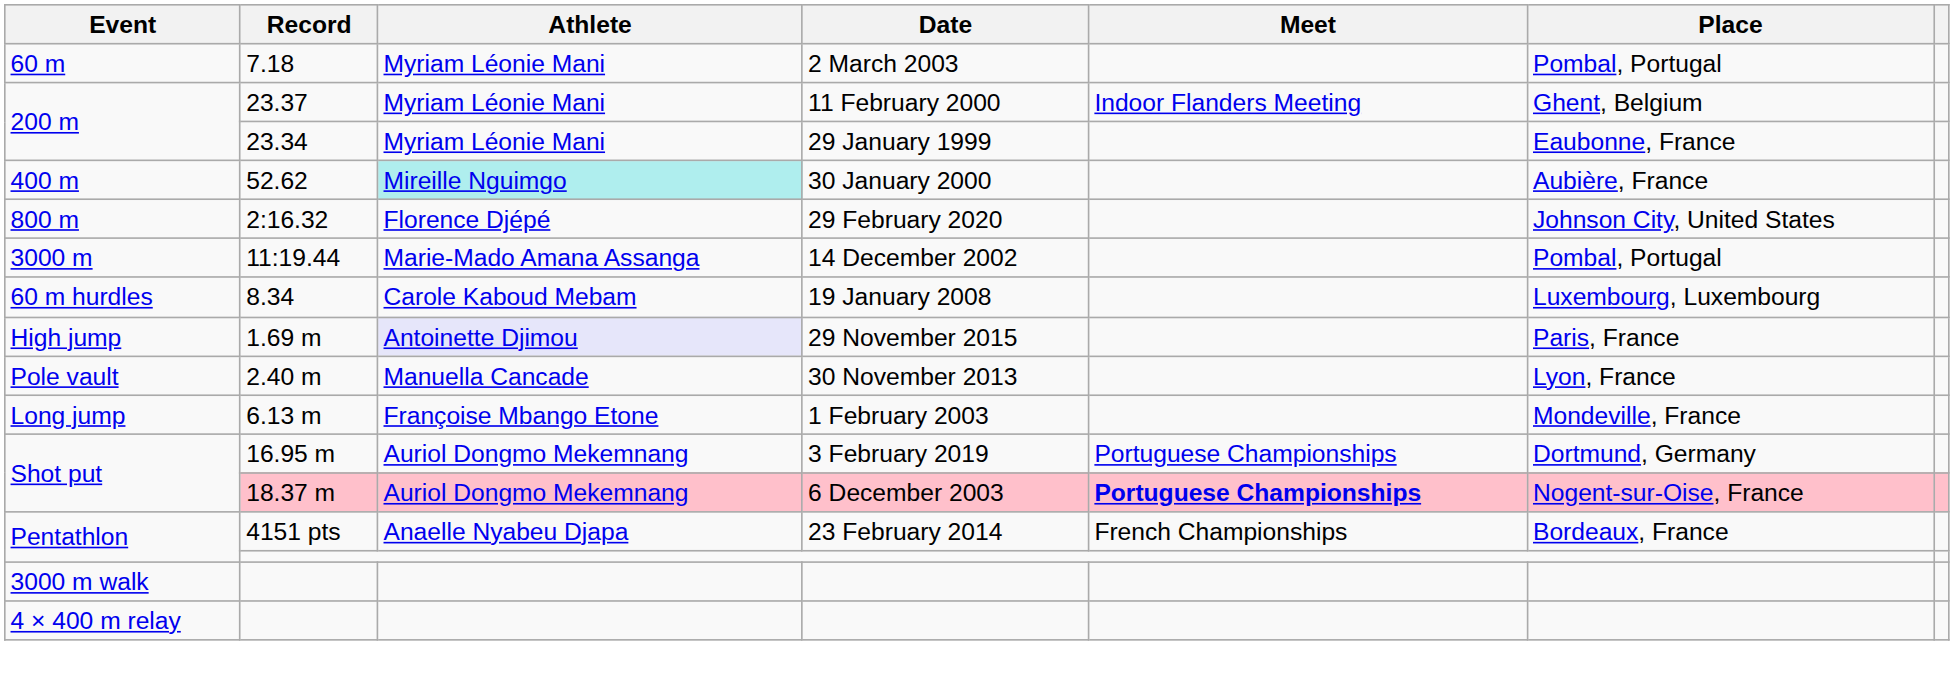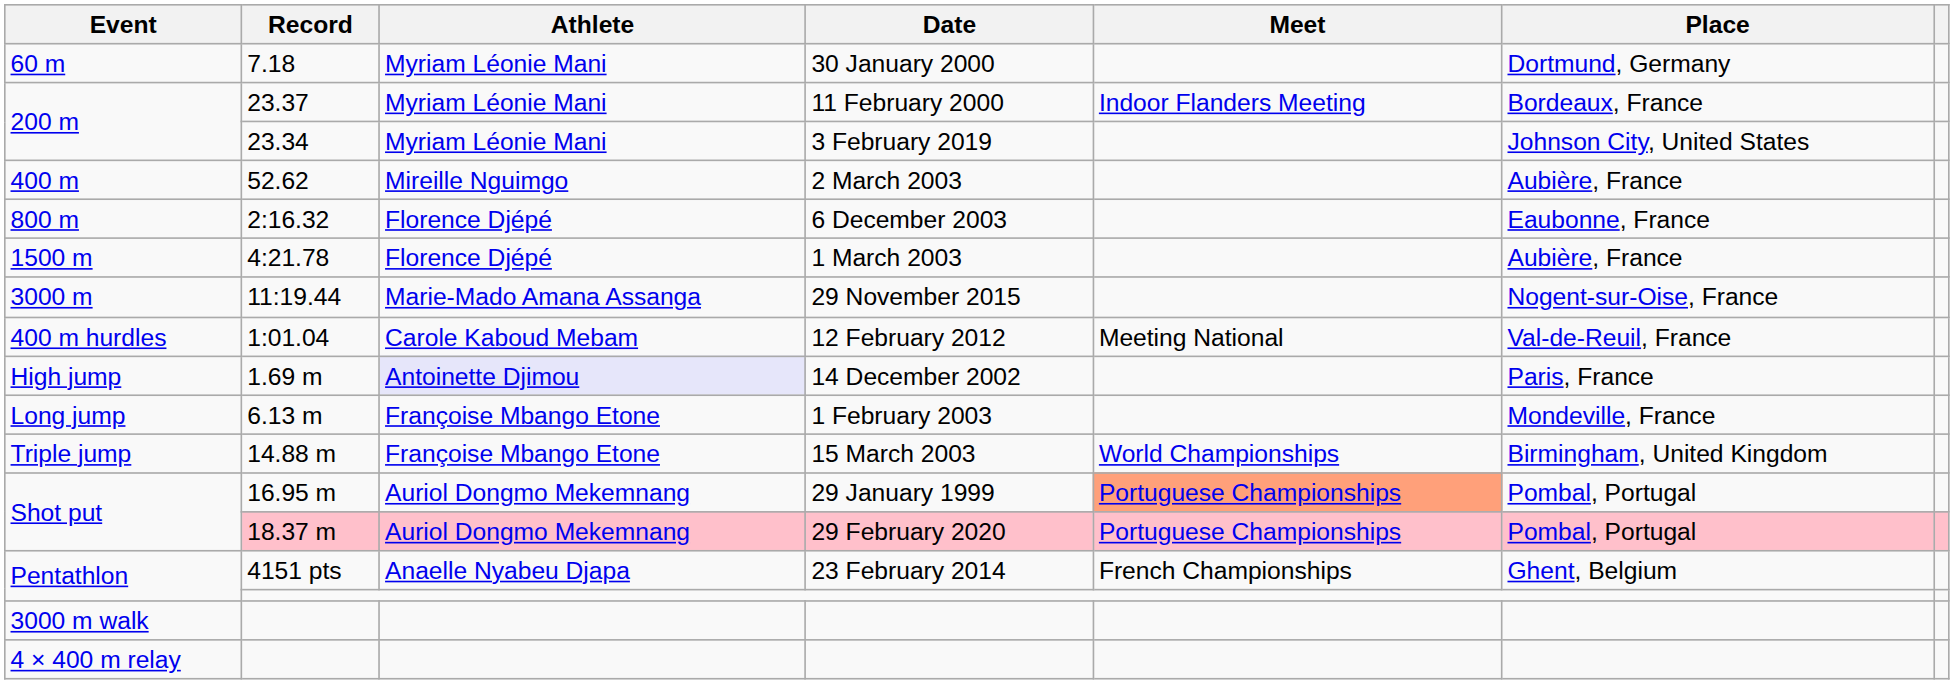(883, 63) 2 March 2003 -> (903, 63) 30 January 2000
(1627, 63) Pombal, Portugal -> (1619, 63) Dortmund, Germany
(1618, 102) Ghent, Belgium -> (1605, 102) Bordeaux, France
(900, 141) 29 January 1999 -> (902, 141) 3 February 2019
(1634, 141) Eaubonne, France -> (1658, 141) Johnson City, United States
(475, 180) paleturquoise background -> (477, 180) no background
(900, 180) 30 January 2000 -> (887, 180) 2 March 2003
(905, 219) 29 February 2020 -> (909, 219) 6 December 2003
(1684, 219) Johnson City, United States -> (1609, 219) Eaubonne, France
+ row: (52, 258)
(913, 258) 14 December 2002 -> (916, 297) 29 November 2015
(1627, 258) Pombal, Portugal -> (1643, 297) Nogent-sur-Oise, France
- row: (82, 297)
+ row: (88, 336)
(913, 336) 29 November 2015 -> (916, 375) 14 December 2002
- row: (65, 375)
+ row: (71, 453)
(898, 453) 3 February 2019 -> (903, 492) 29 January 1999
(1246, 453) no background -> (1250, 492) lightsalmon background
(1644, 453) Dortmund, Germany -> (1602, 492) Pombal, Portugal
(906, 492) 6 December 2003 -> (909, 531) 29 February 2020
(1258, 492) bold -> (1250, 531) normal
(1668, 492) Nogent-sur-Oise, France -> (1602, 531) Pombal, Portugal
(1631, 531) Bordeaux, France -> (1592, 570) Ghent, Belgium
